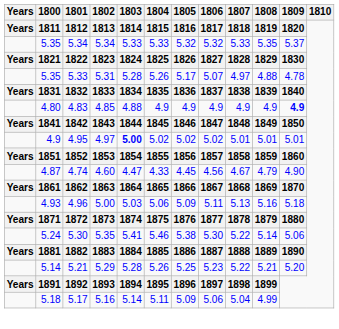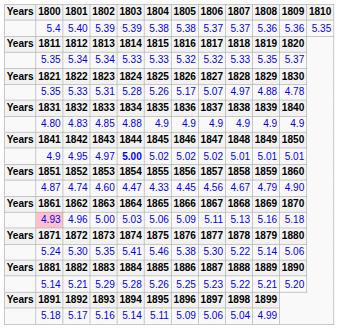+ row: (78, 28)
(297, 108) bold -> (297, 124) normal
(51, 204) no background -> (51, 220) pink background
